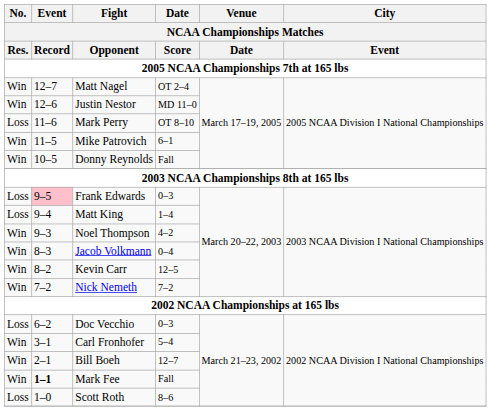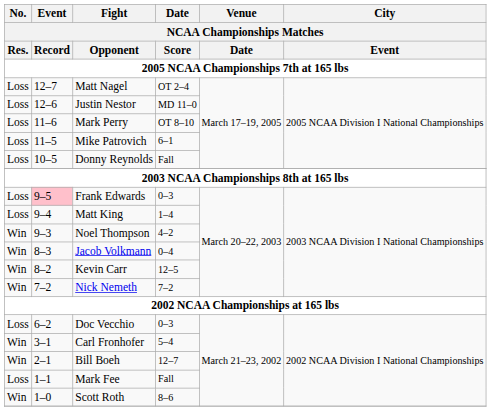(17, 86) Win -> (18, 86) Loss
(17, 104) Win -> (18, 104) Loss
(17, 141) Win -> (18, 141) Loss
(17, 159) Win -> (18, 159) Loss
(17, 379) Win -> (18, 379) Loss
(43, 379) bold -> (43, 379) normal
(18, 397) Loss -> (17, 397) Win
